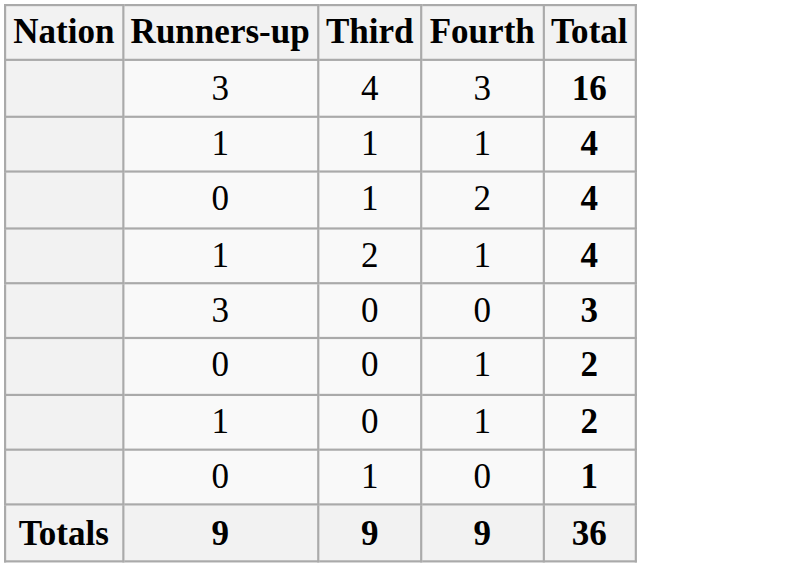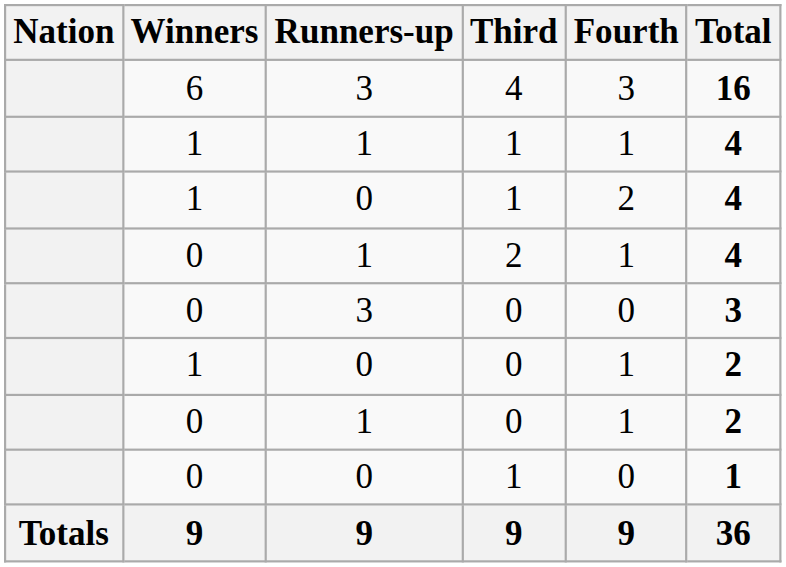+ column: (195, 32)
